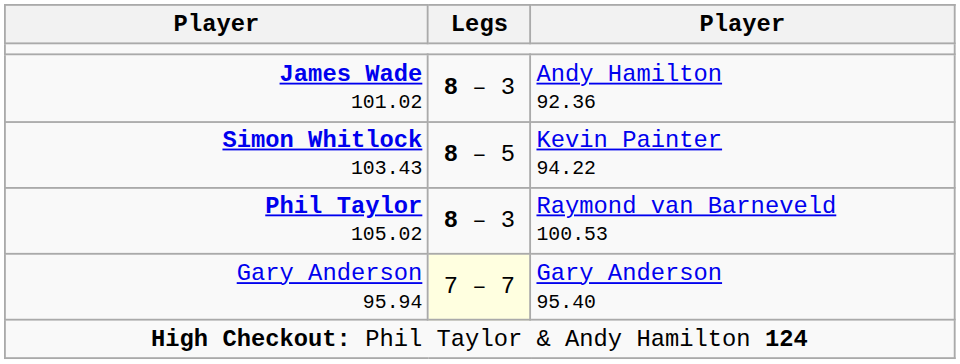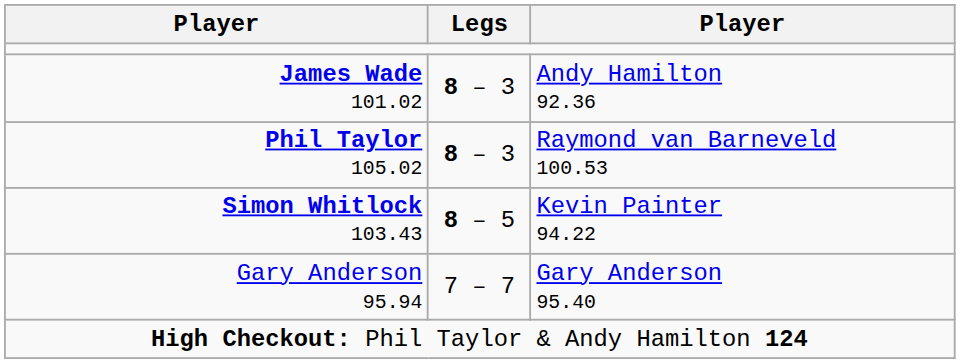rows swapped: (322, 153) <-> (344, 220)
(479, 287) lightyellow background -> (479, 287) no background
